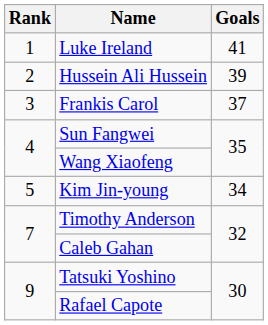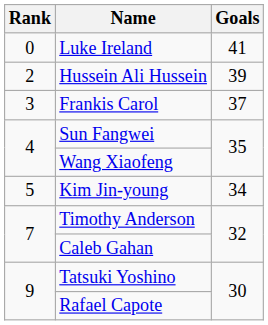(30, 47) 1 -> (30, 47) 0
